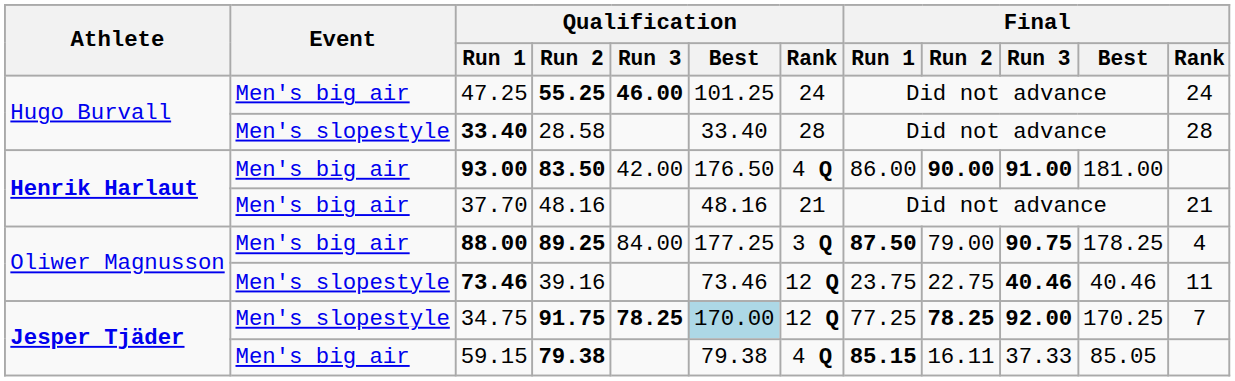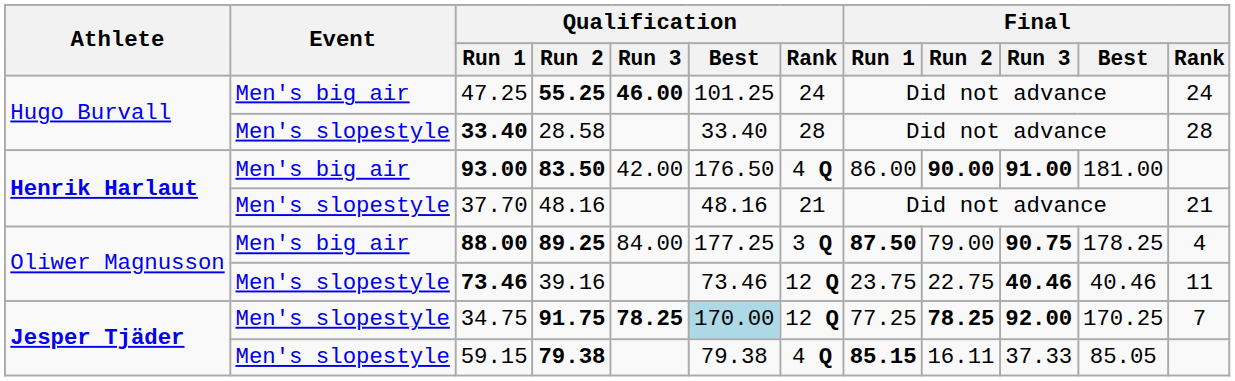(323, 207) Men's big air -> (343, 207) Men's slopestyle
(323, 357) Men's big air -> (343, 357) Men's slopestyle
